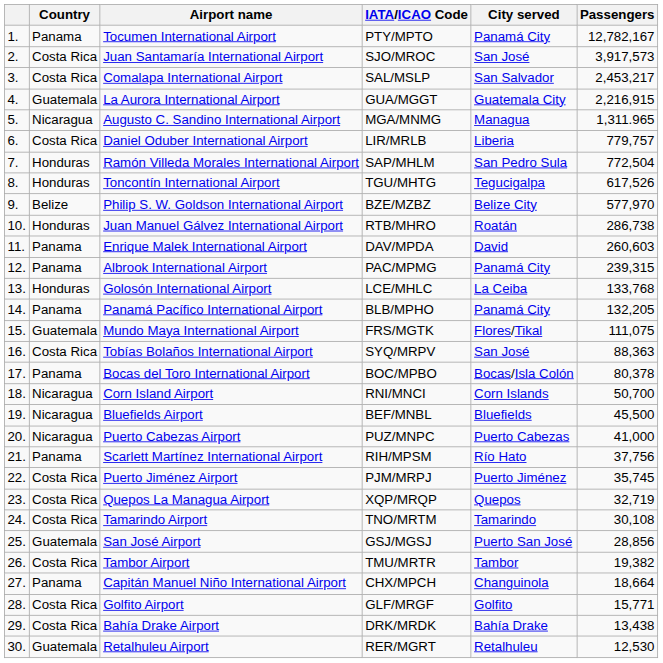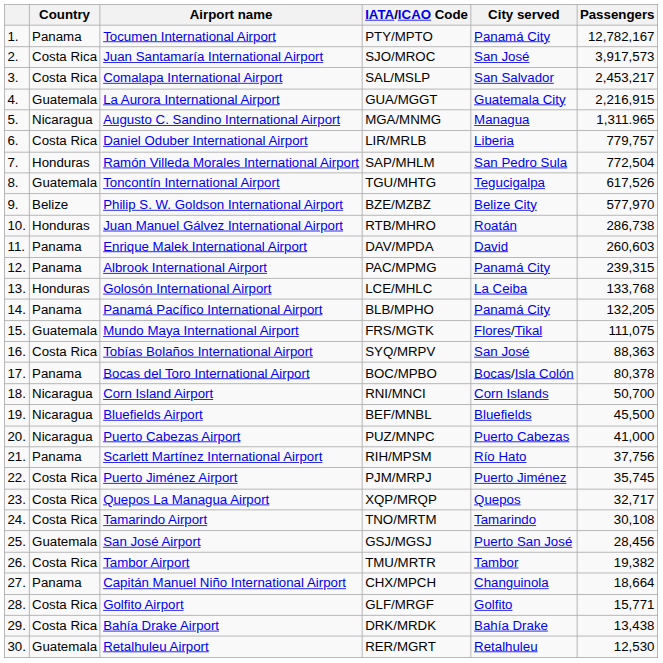(61, 183) Honduras -> (65, 183) Guatemala
(634, 499) 32,719 -> (634, 499) 32,717
(634, 541) 28,856 -> (634, 541) 28,456
